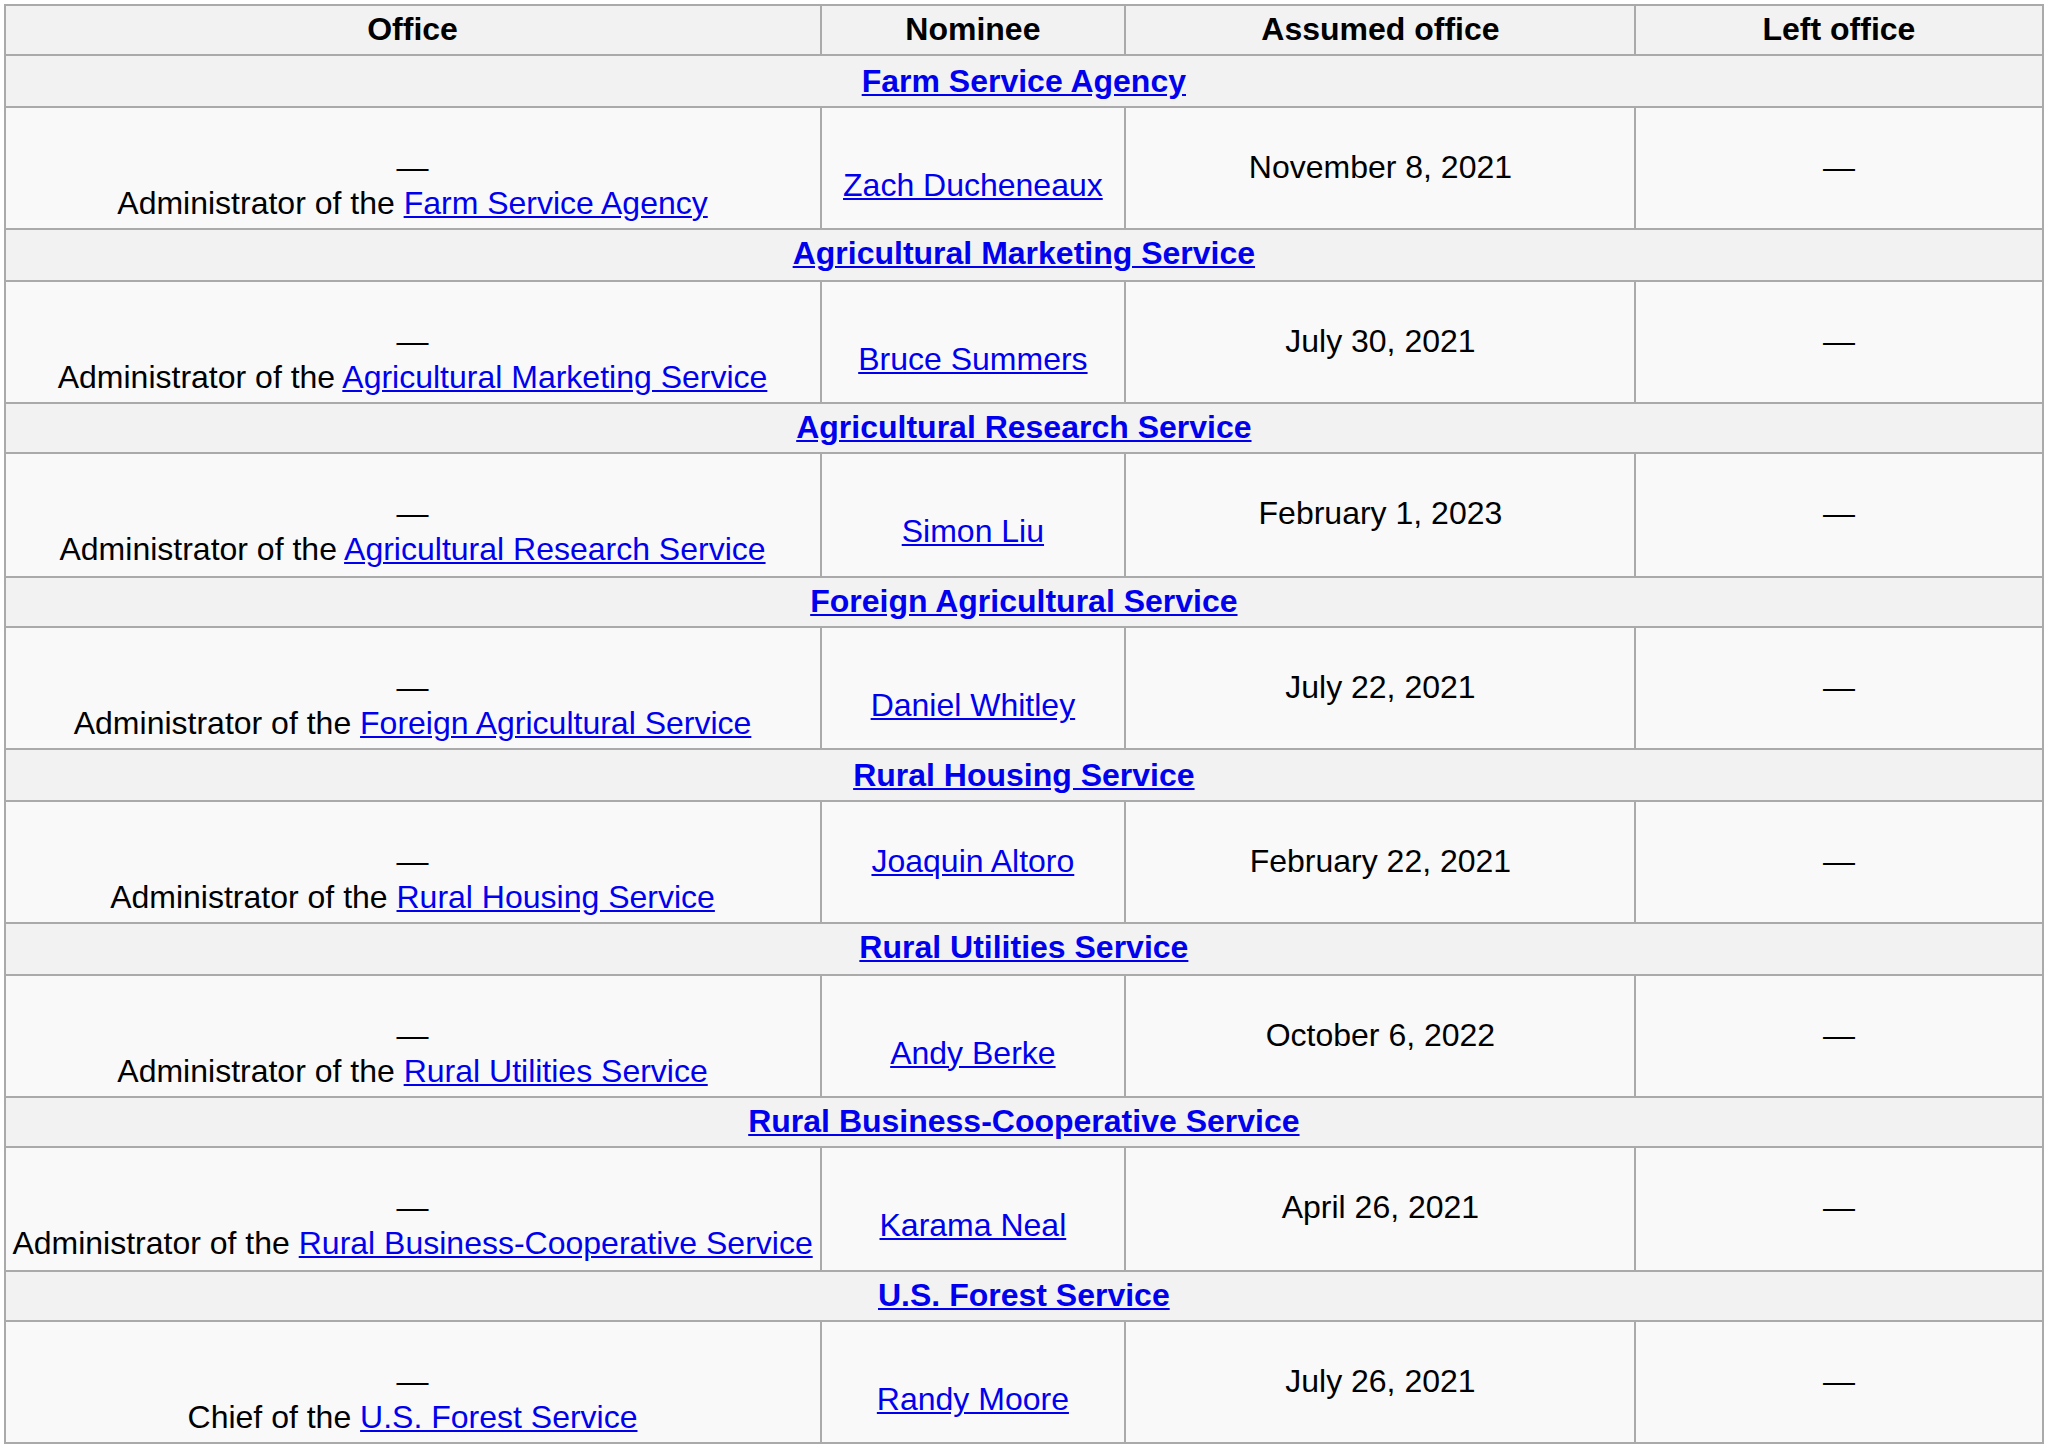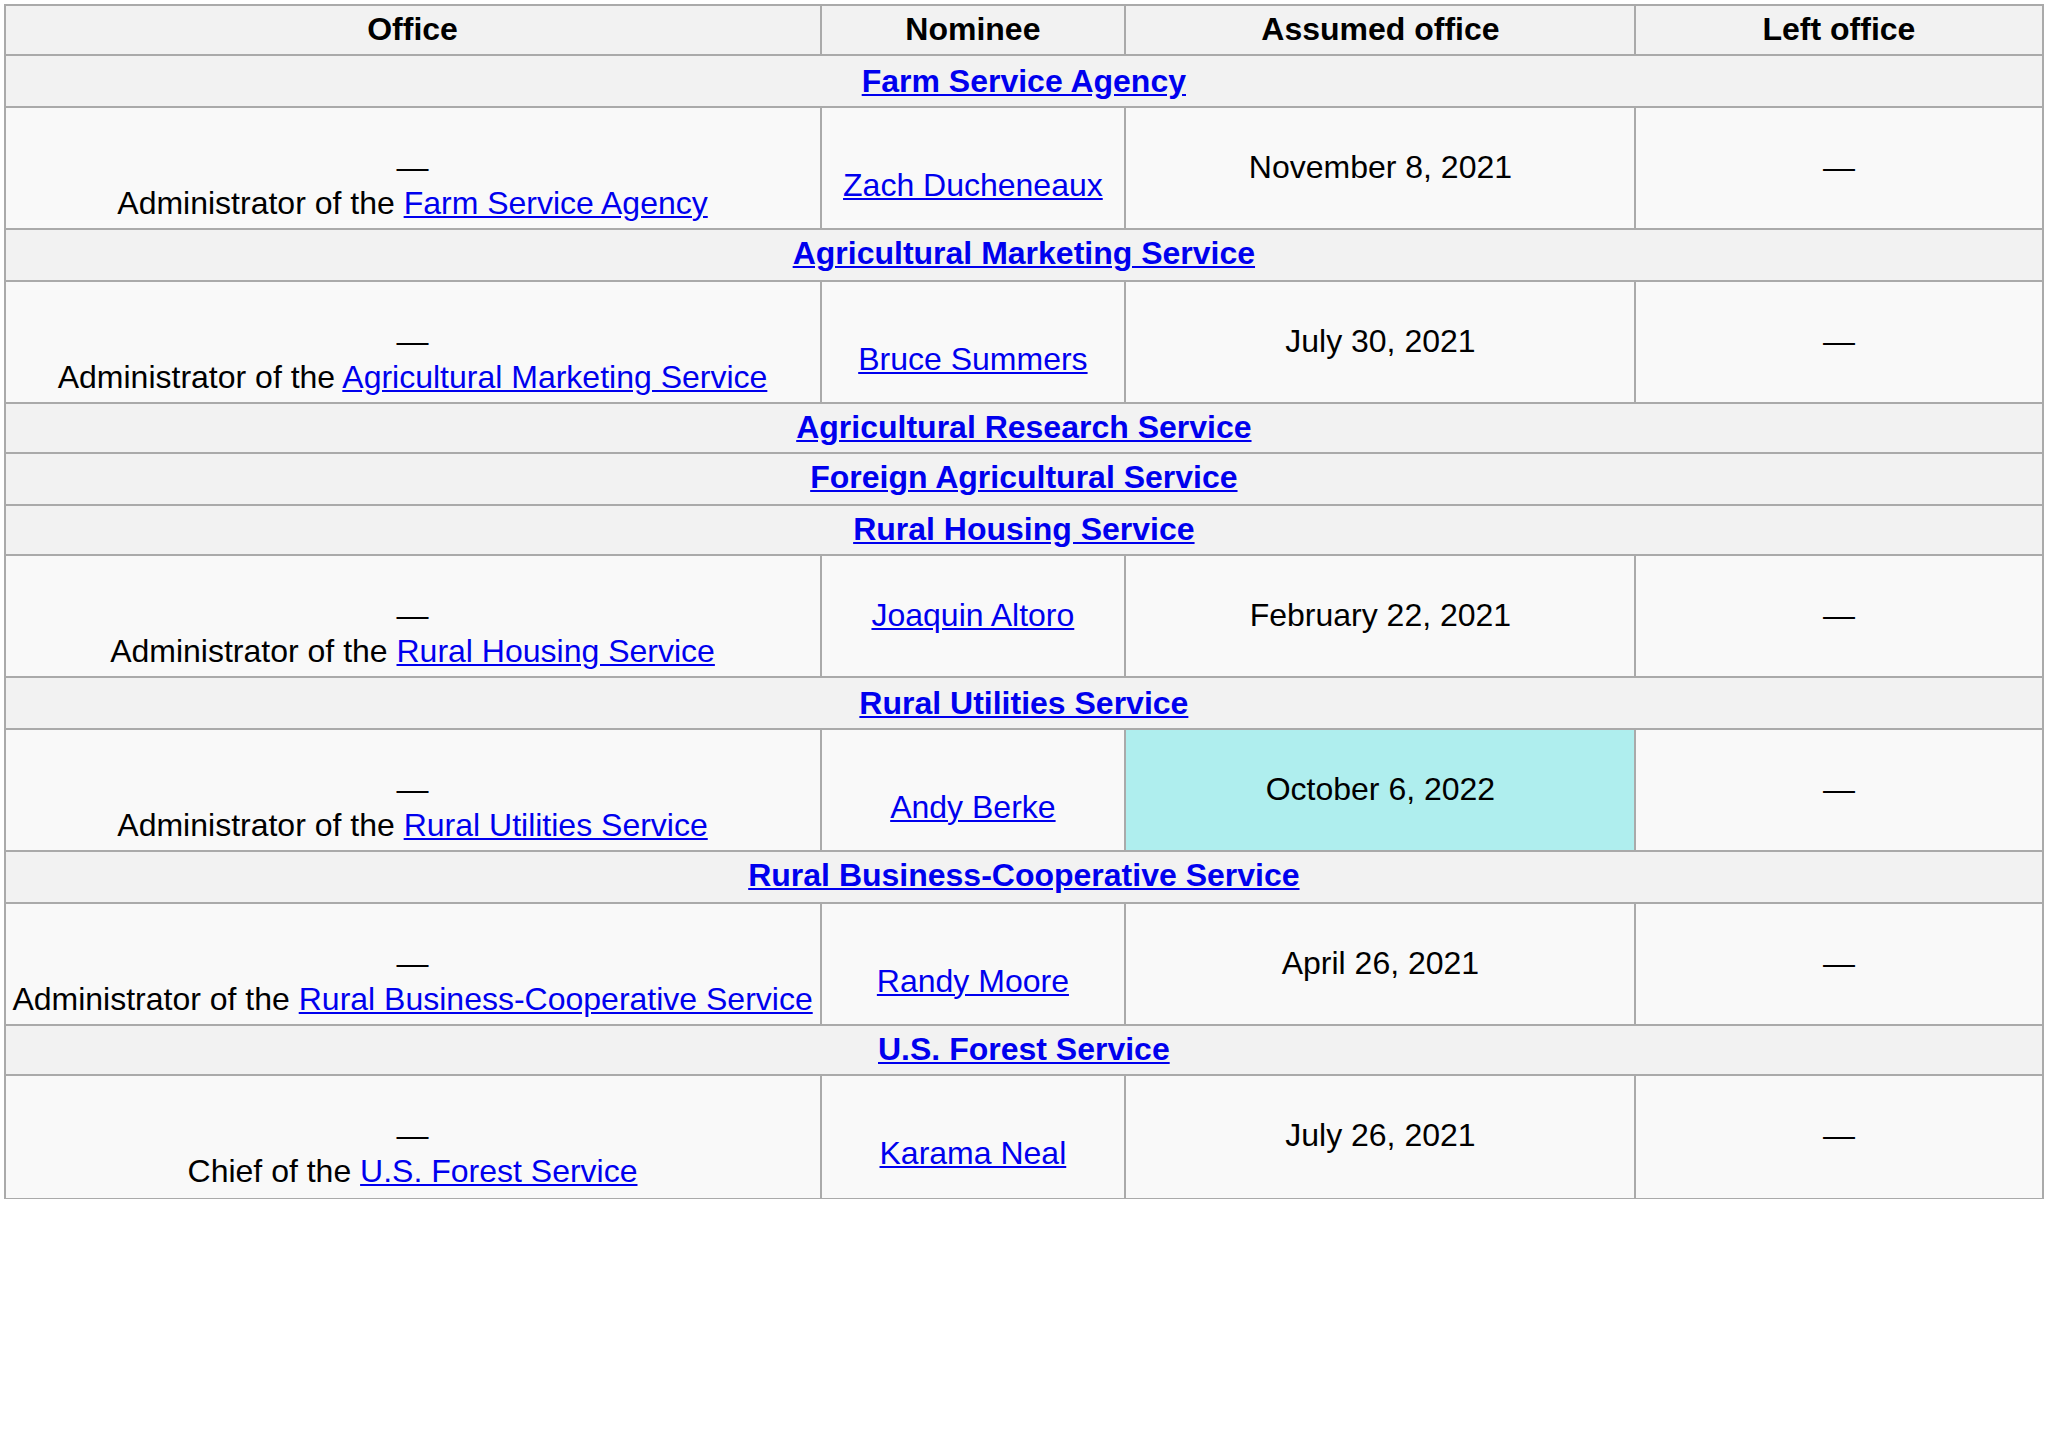- row: (413, 532)
- row: (413, 705)
(1380, 1034) no background -> (1380, 789) paleturquoise background
(973, 1226) Karama Neal -> (973, 980) Randy Moore
(973, 1399) Randy Moore -> (973, 1154) Karama Neal
